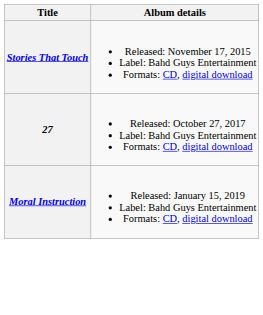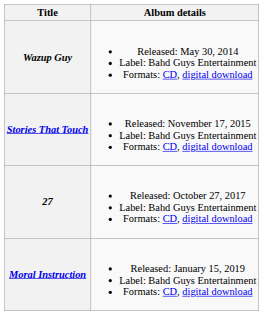+ row: (48, 57)
